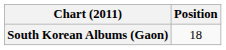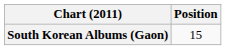(196, 34) 18 -> (196, 34) 15
